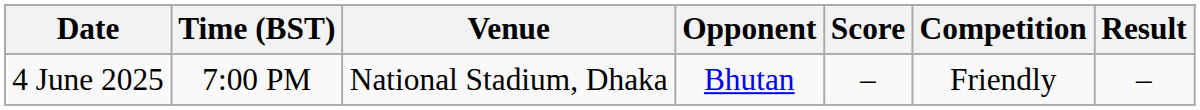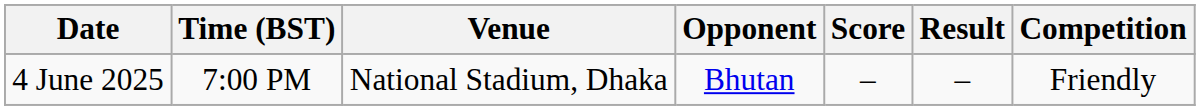columns swapped: (1144, 29) <-> (1003, 29)
